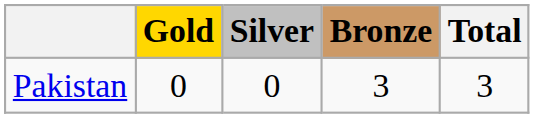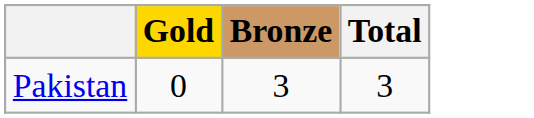- column: (272, 31)
